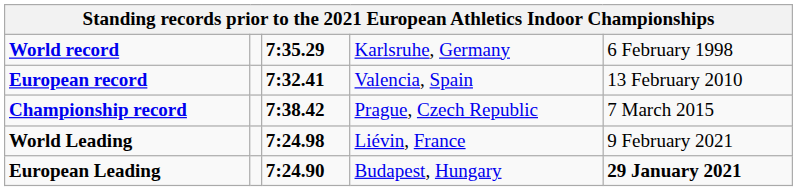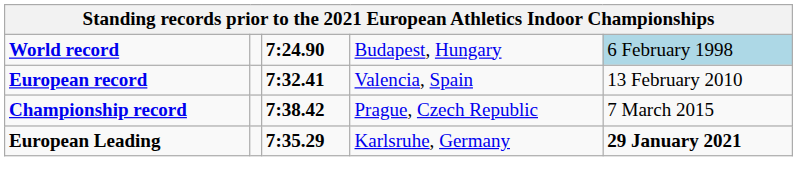(295, 49) 7:35.29 -> (295, 49) 7:24.90
(432, 49) Karlsruhe, Germany -> (428, 49) Budapest, Hungary
(670, 49) no background -> (670, 49) lightblue background
- row: (71, 140)
(295, 170) 7:24.90 -> (295, 140) 7:35.29
(428, 170) Budapest, Hungary -> (432, 140) Karlsruhe, Germany
